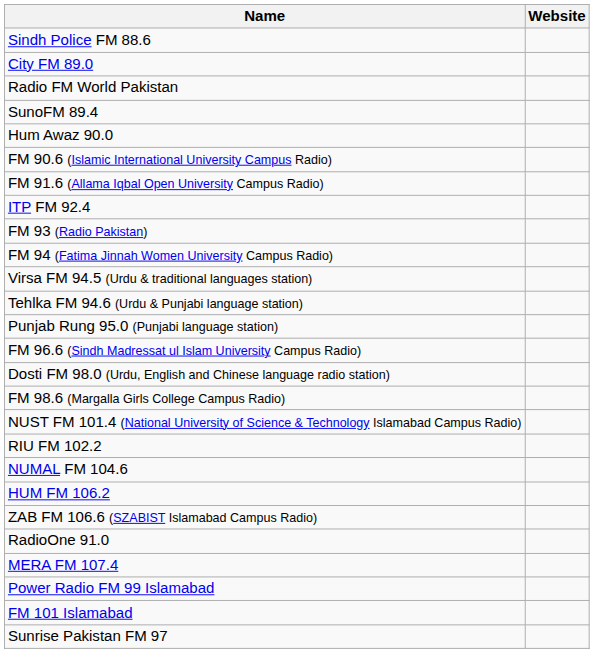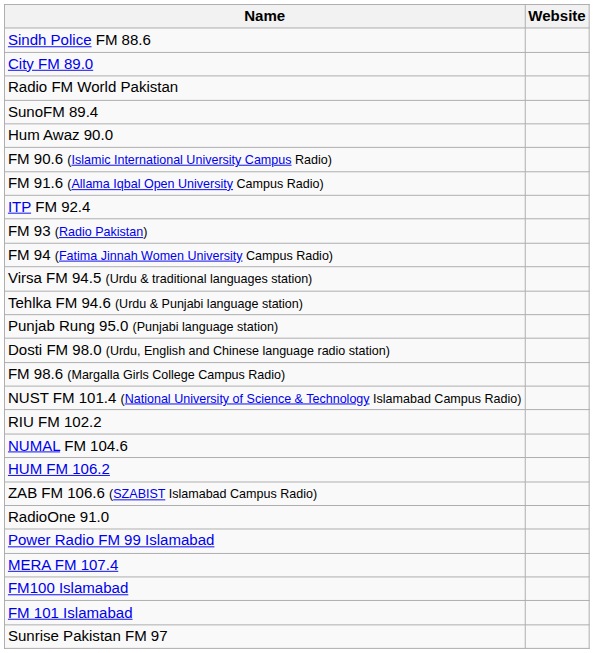- row: (185, 350)
rows swapped: (111, 588) <-> (63, 565)
+ row: (68, 588)
